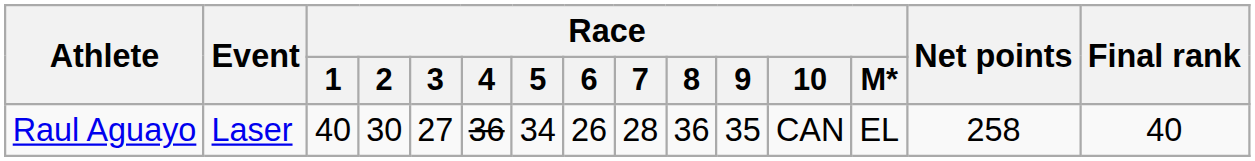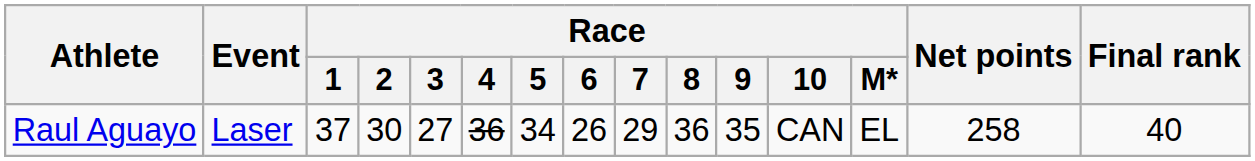(333, 131) 40 -> (333, 131) 37
(640, 131) 28 -> (640, 131) 29
